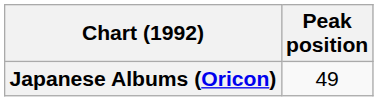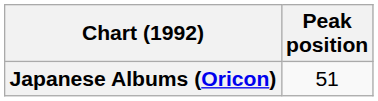(327, 78) 49 -> (327, 78) 51
